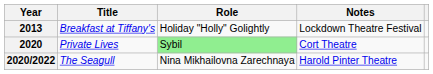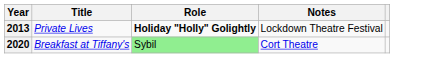(107, 28) Breakfast at Tiffany's -> (63, 28) Private Lives
(215, 28) normal -> (195, 28) bold
(89, 45) Private Lives -> (82, 45) Breakfast at Tiffany's
- row: (31, 61)
